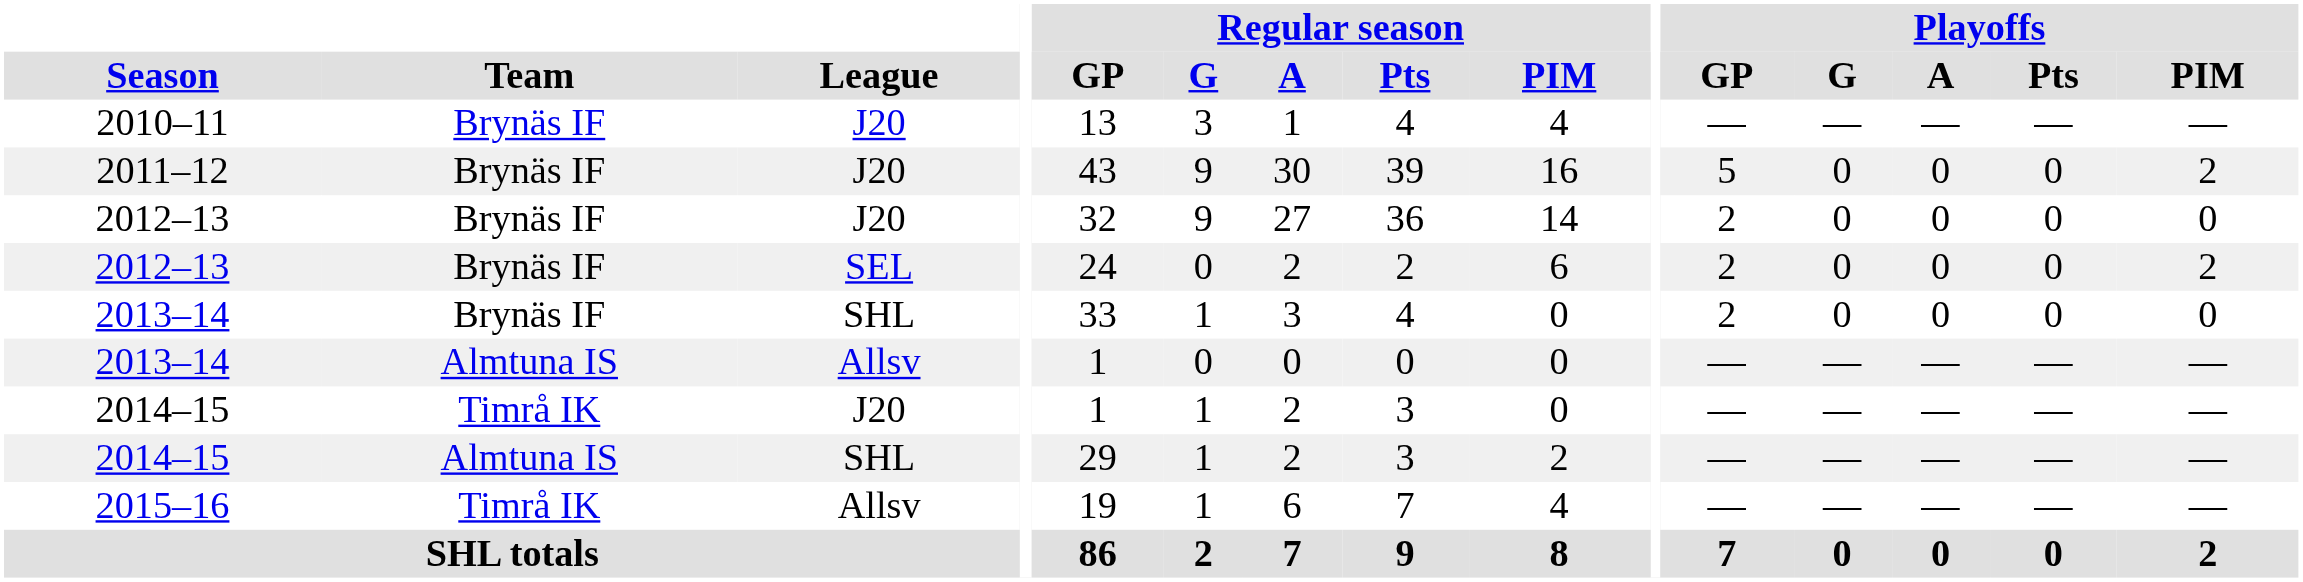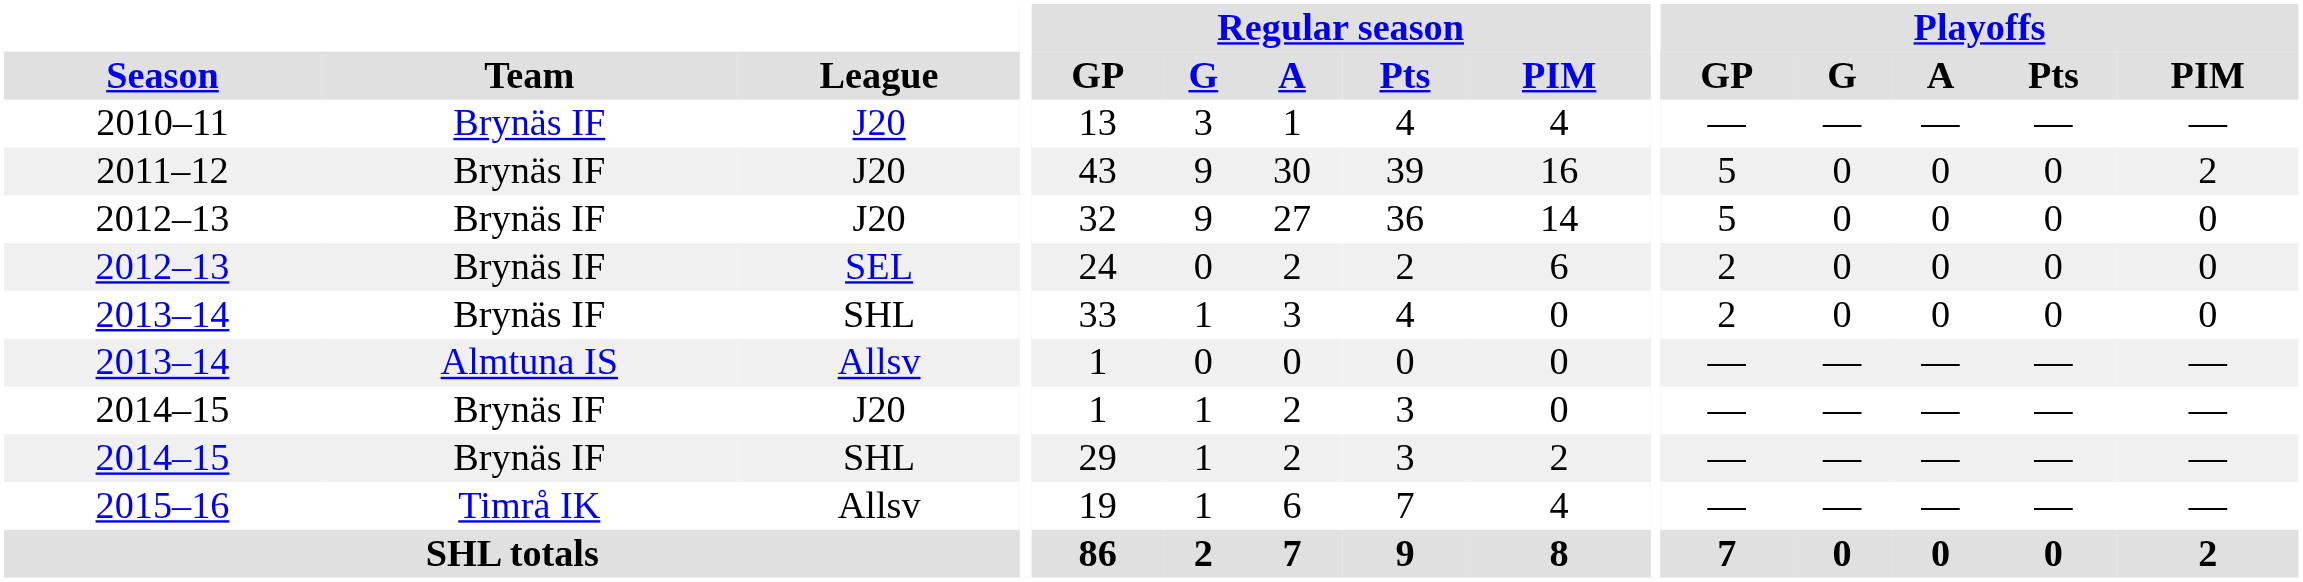(1727, 218) 2 -> (1727, 218) 5
(2208, 266) 2 -> (2208, 266) 0
(529, 409) Timrå IK -> (529, 409) Brynäs IF
(529, 457) Almtuna IS -> (529, 457) Brynäs IF
